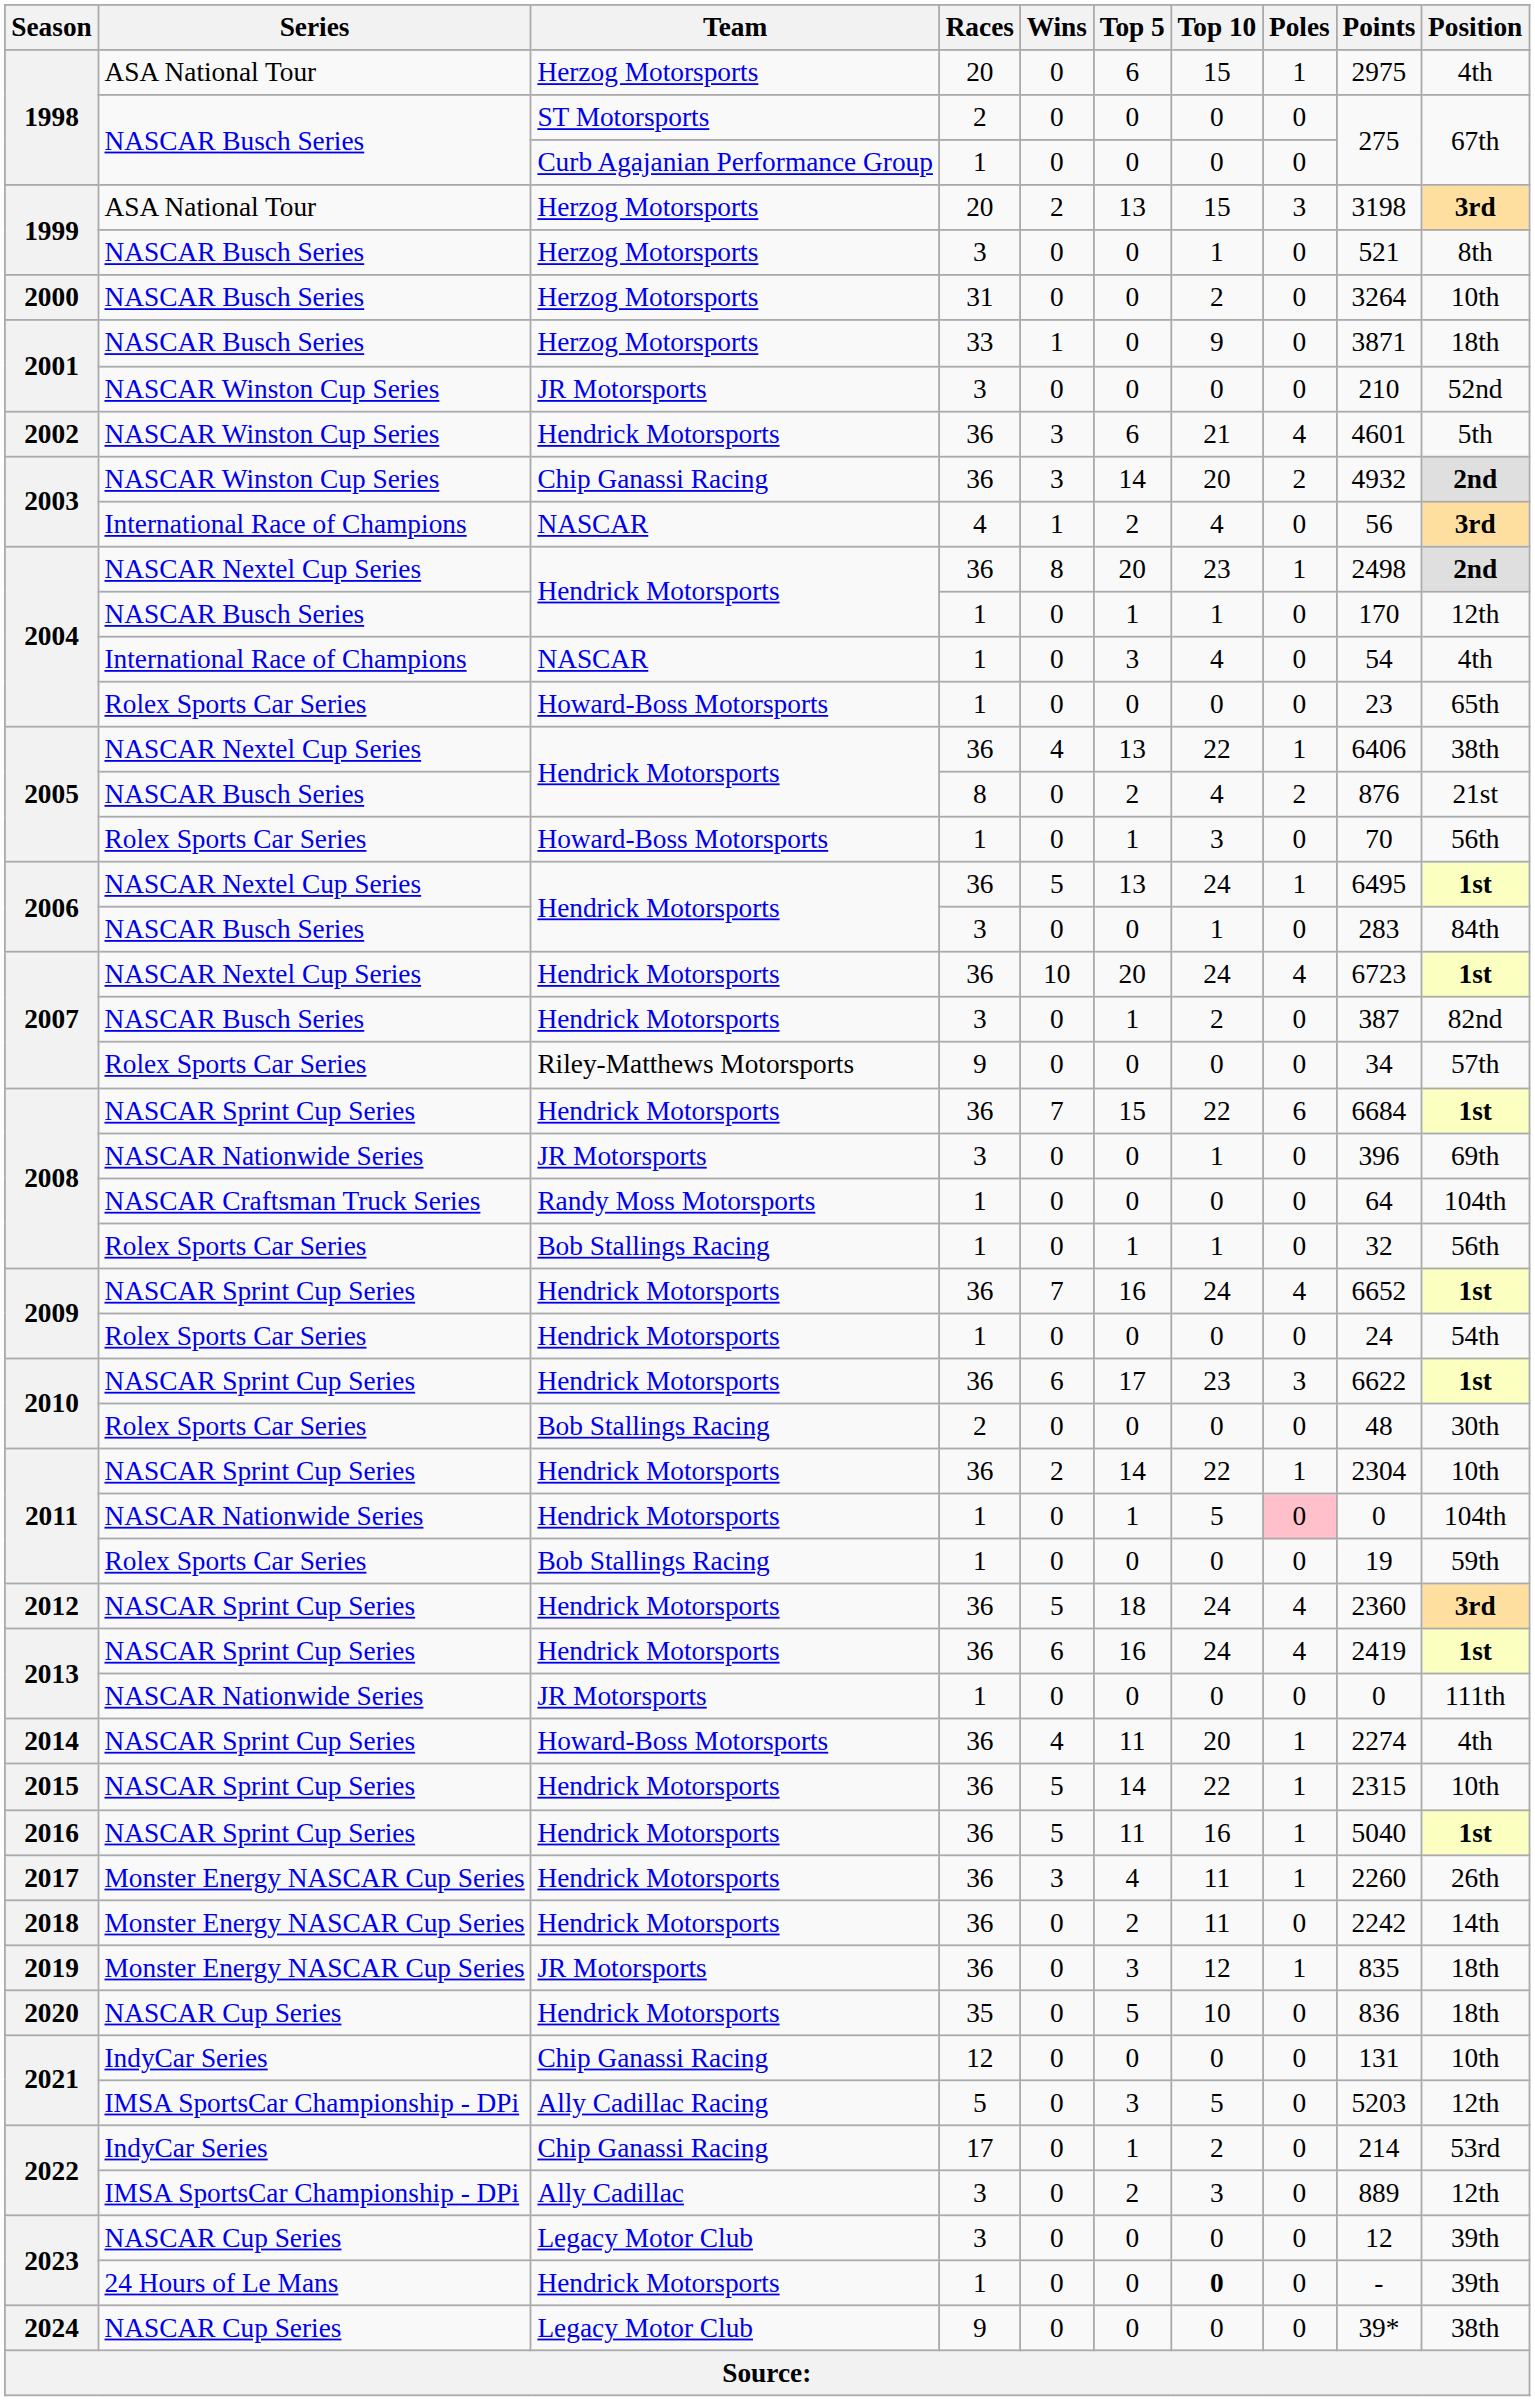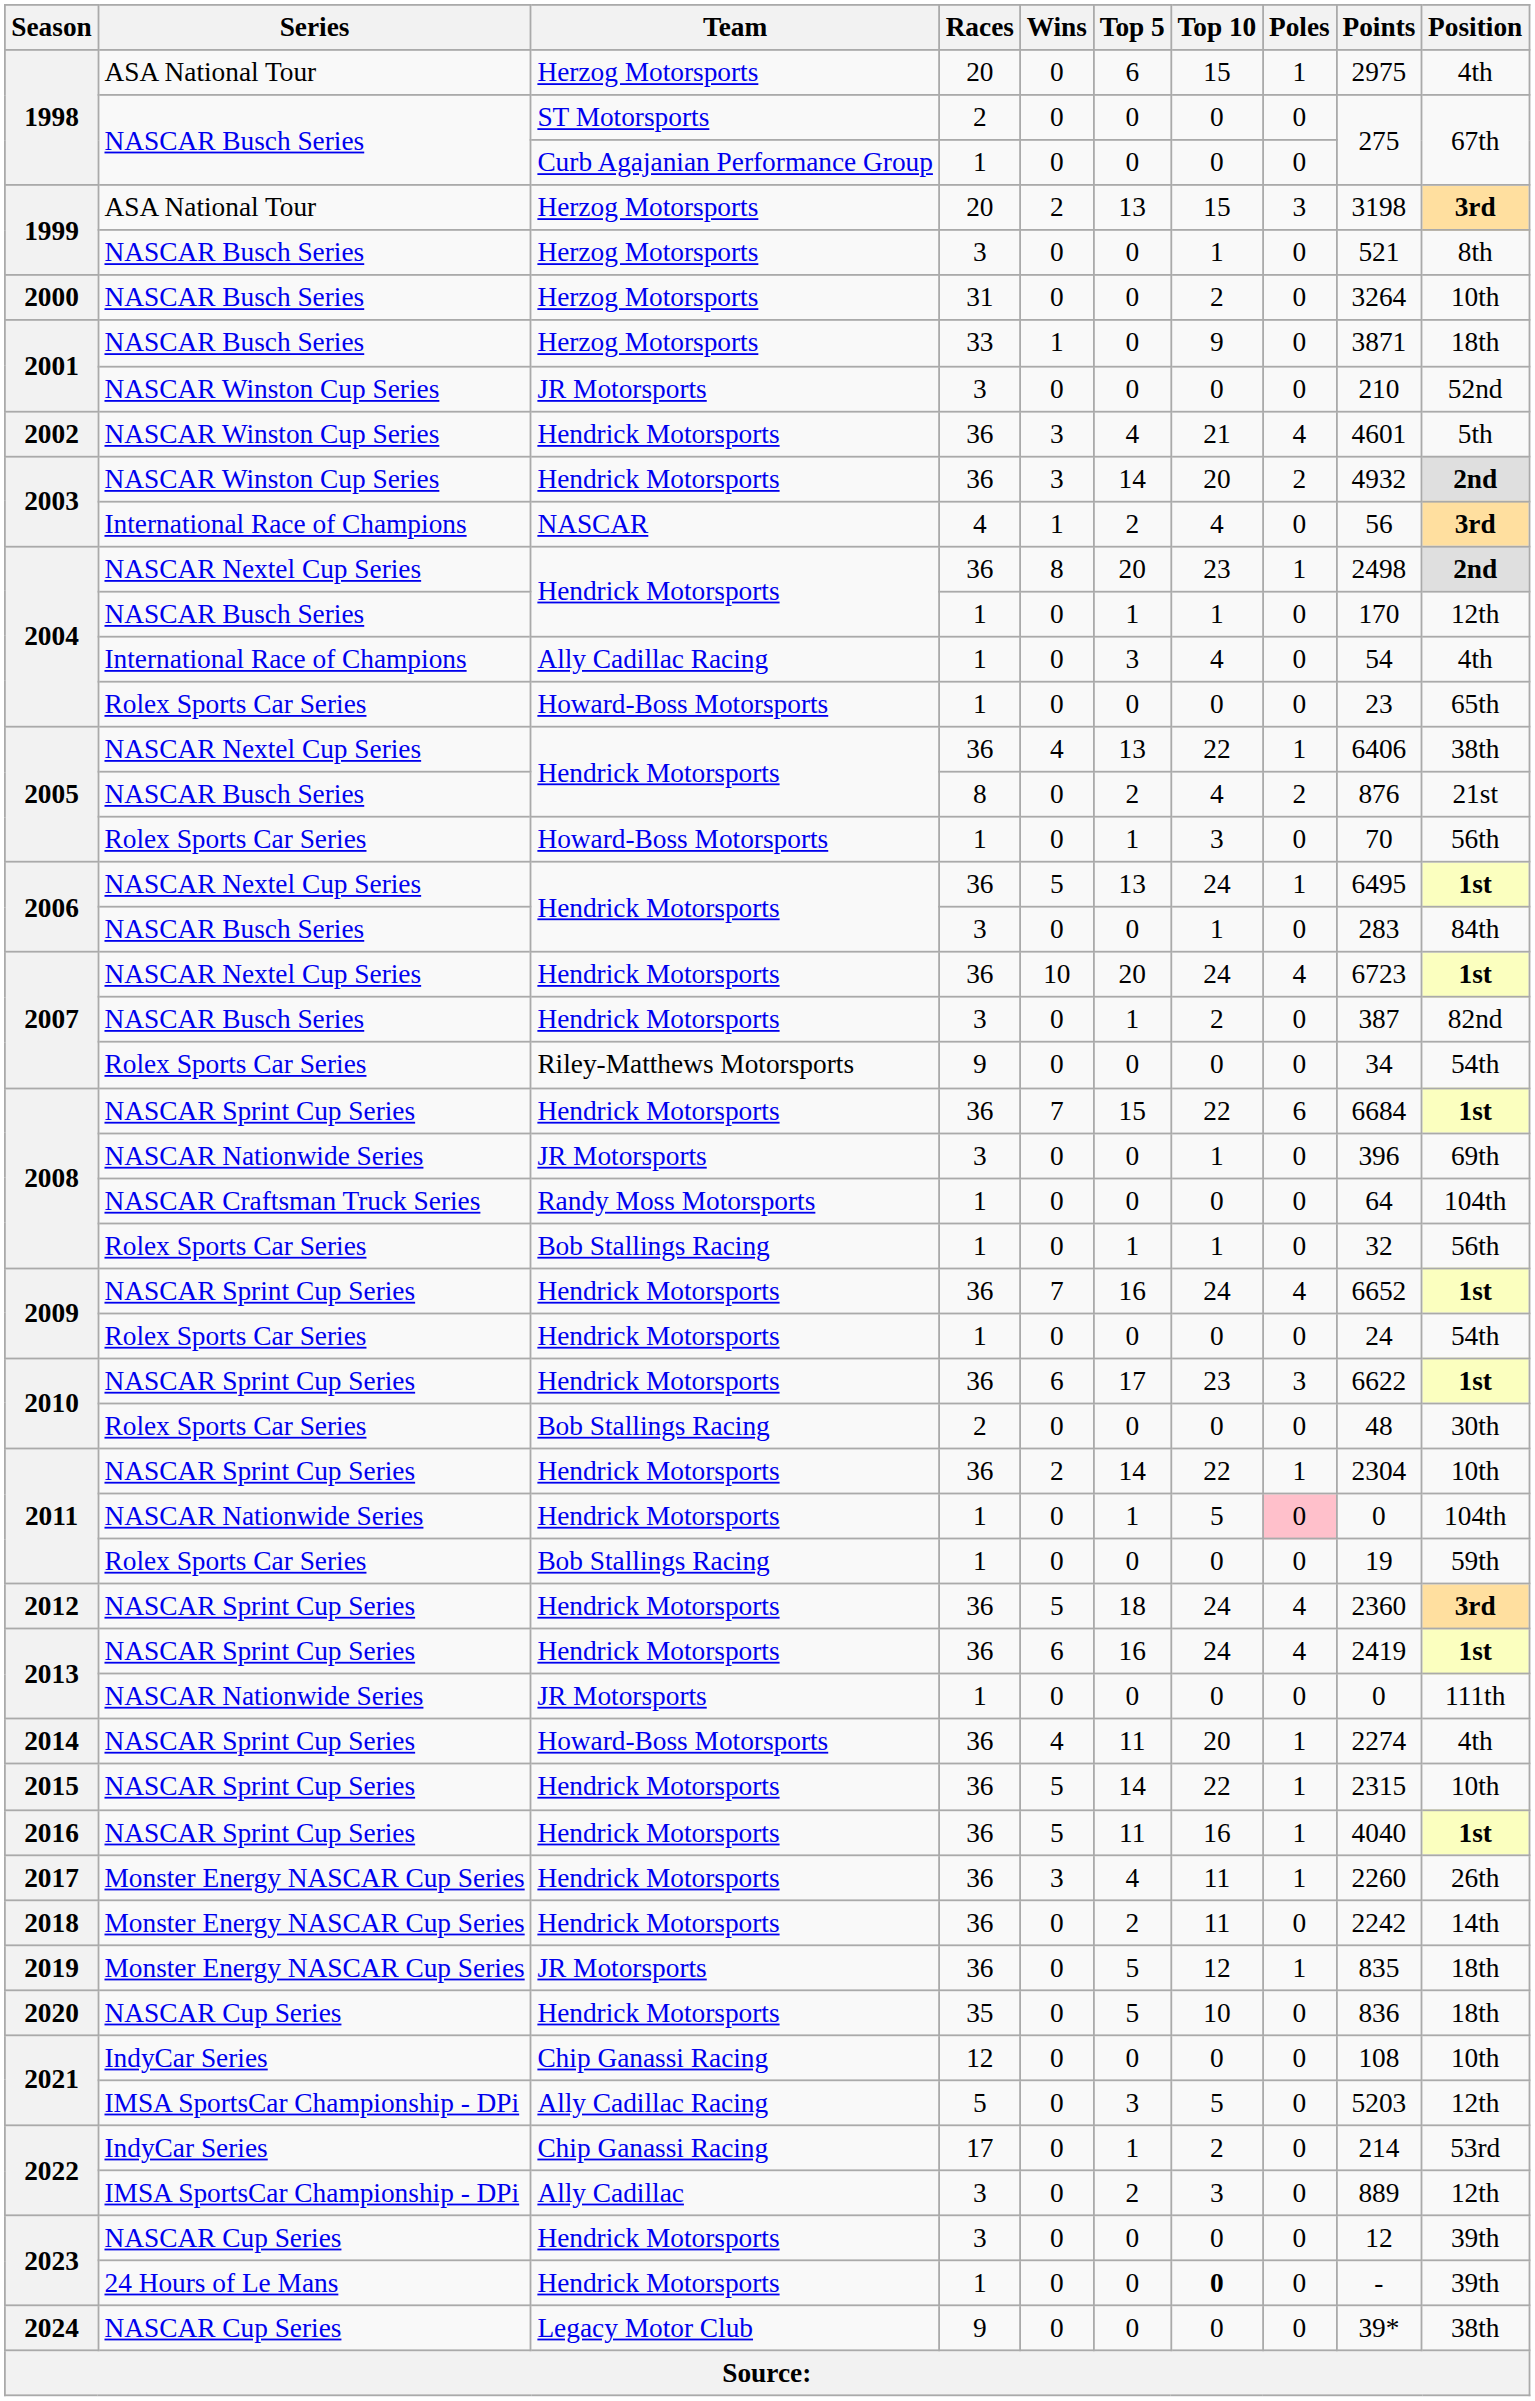(1132, 433) 6 -> (1132, 433) 4
(653, 478) Chip Ganassi Racing -> (658, 478) Hendrick Motorsports
(593, 658) NASCAR -> (653, 658) Ally Cadillac Racing
(1475, 1064) 57th -> (1475, 1064) 54th
(1379, 1831) 5040 -> (1379, 1831) 4040
(1132, 1967) 3 -> (1132, 1967) 5
(1379, 2057) 131 -> (1379, 2057) 108
(645, 2237) Legacy Motor Club -> (658, 2237) Hendrick Motorsports
